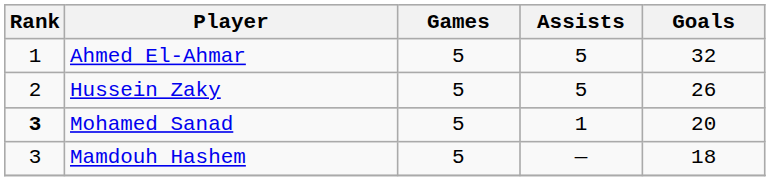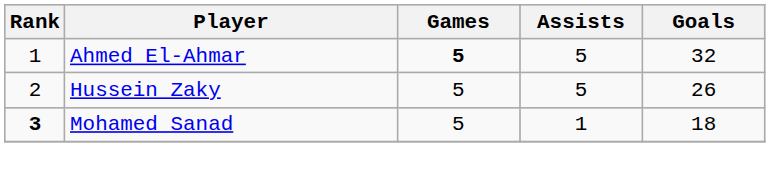(458, 56) normal -> (458, 56) bold
(704, 124) 20 -> (704, 124) 18
- row: (158, 158)
